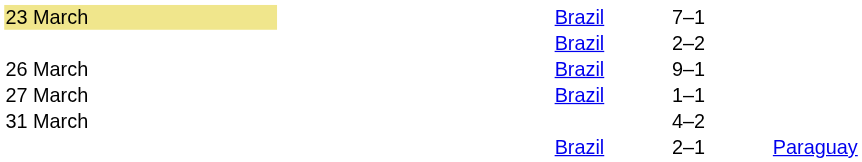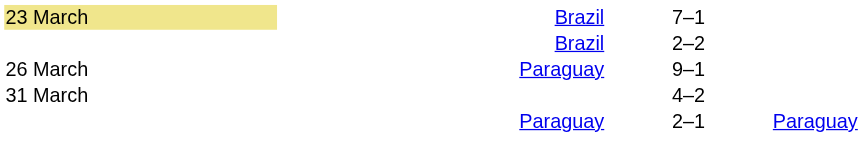(579, 69) Brazil -> (562, 69) Paraguay
- row: (689, 95)
(579, 147) Brazil -> (562, 121) Paraguay
